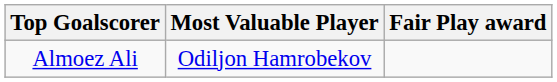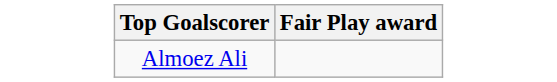- column: (275, 22)
